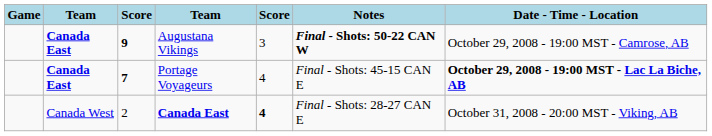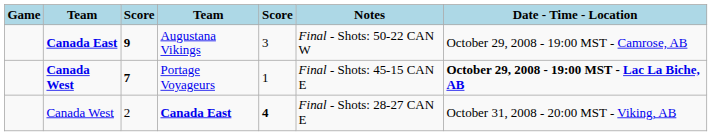(366, 42) bold -> (366, 42) normal
(68, 77) Canada East -> (68, 77) Canada West
(262, 77) 4 -> (265, 77) 1
